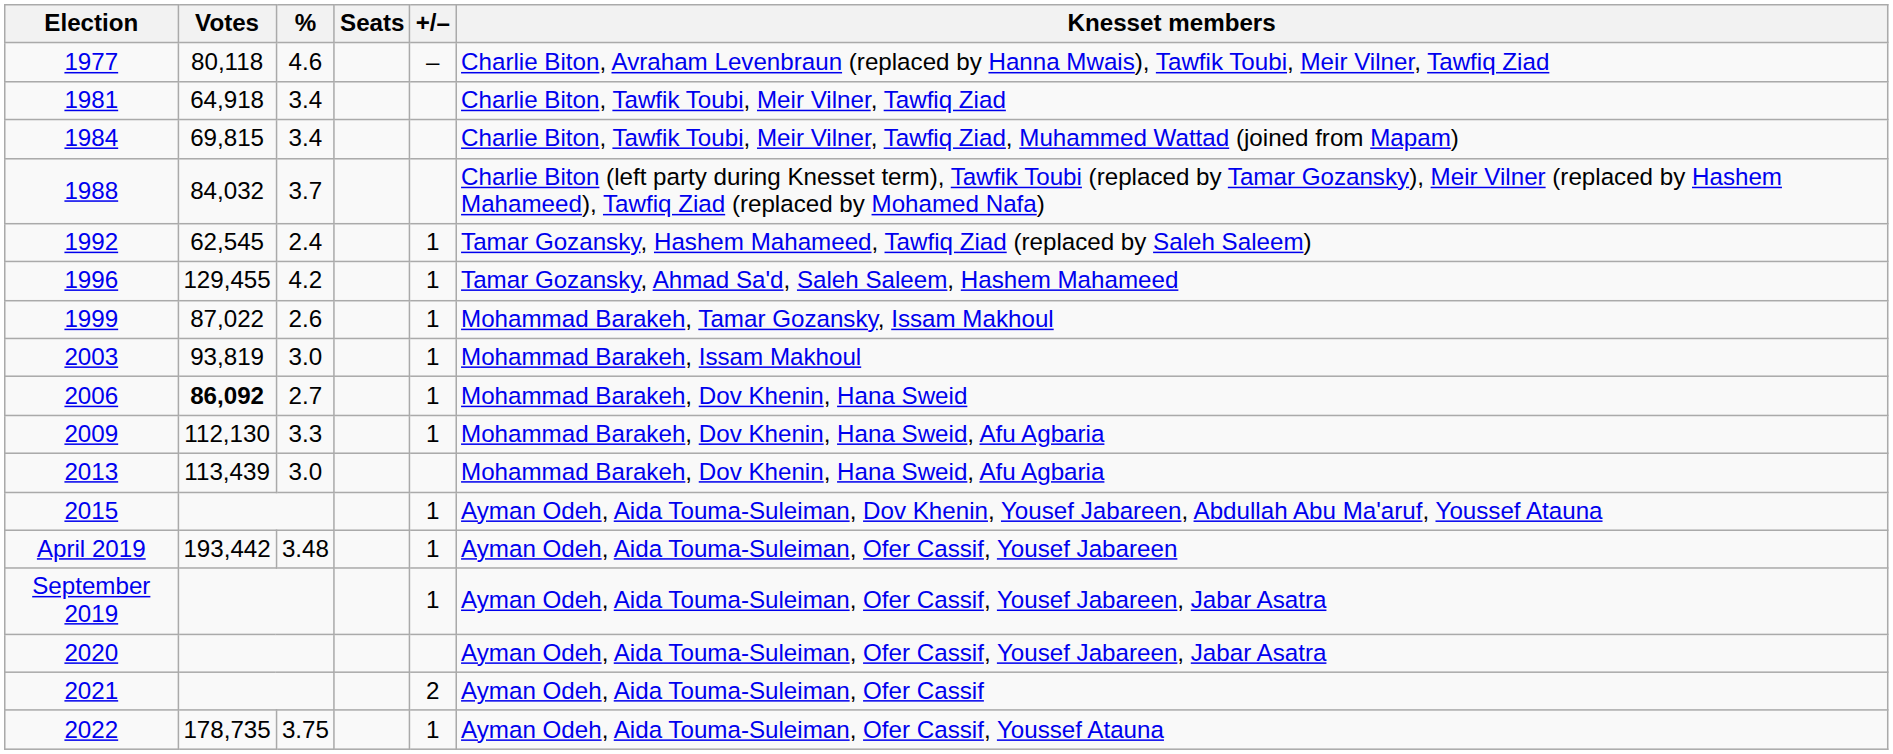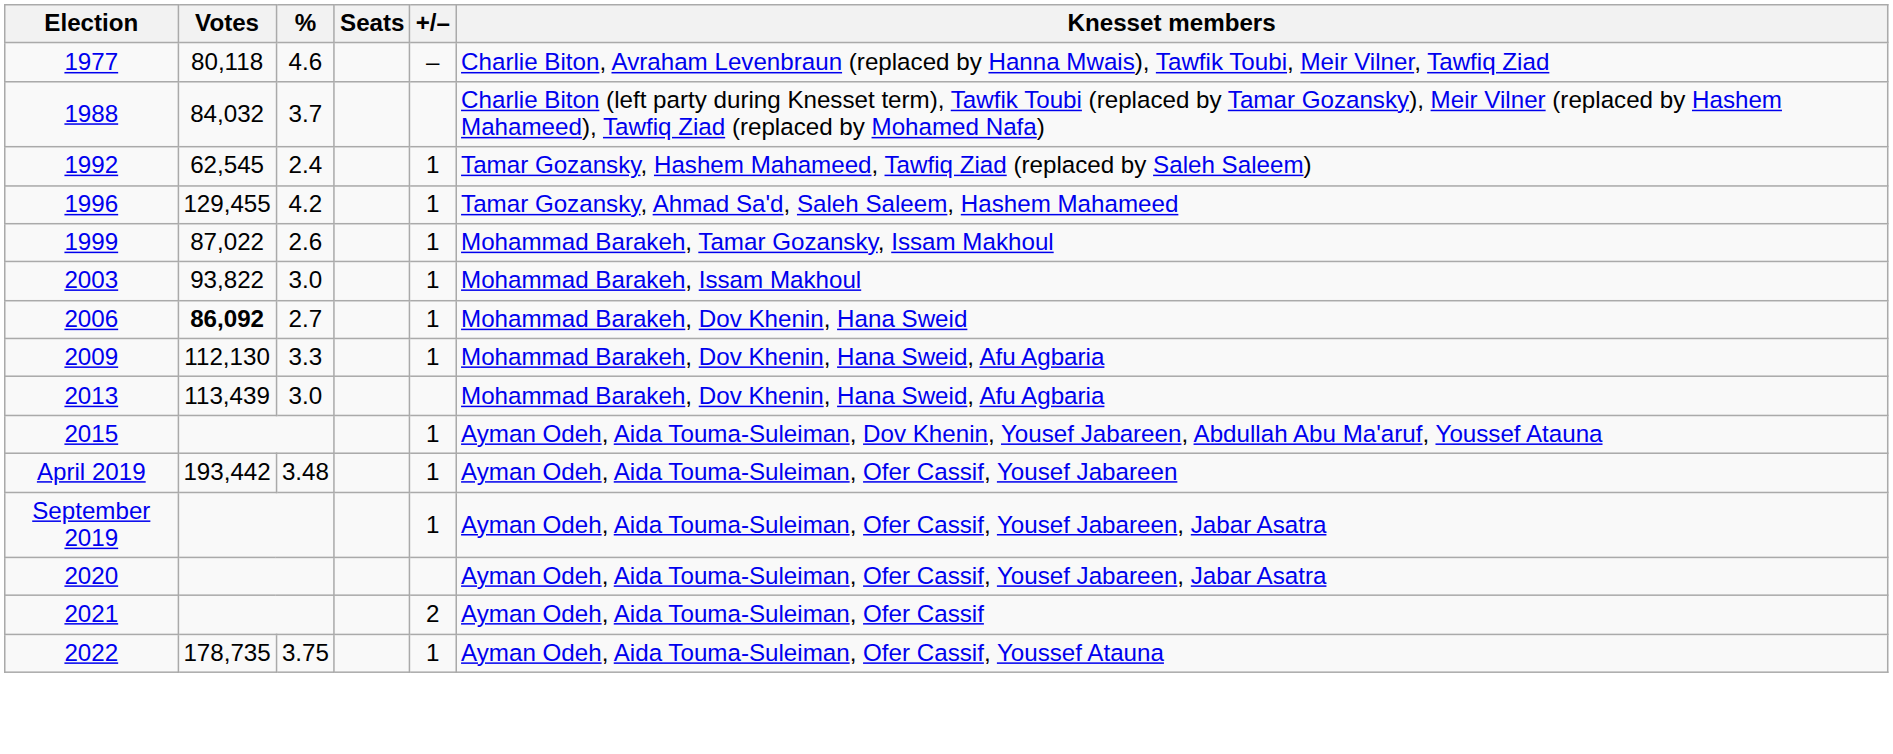- row: (91, 100)
- row: (91, 138)
(227, 357) 93,819 -> (227, 280) 93,822
